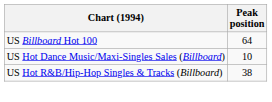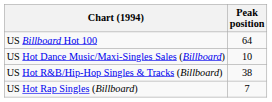+ row: (72, 89)
